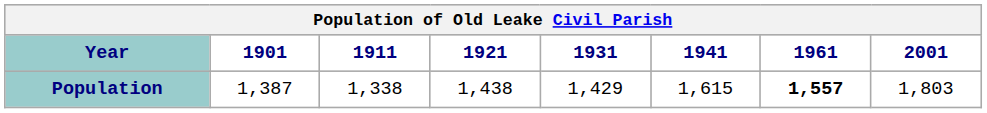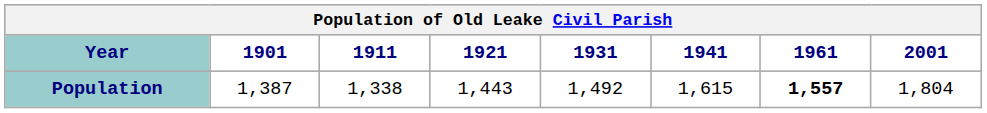(485, 89) 1,438 -> (485, 89) 1,443
(595, 89) 1,429 -> (595, 89) 1,492
(926, 89) 1,803 -> (926, 89) 1,804
